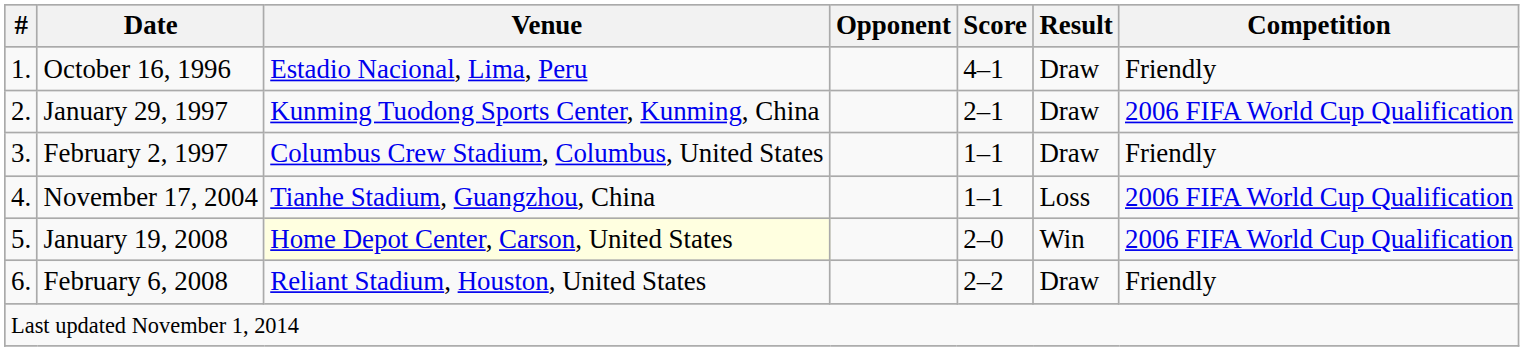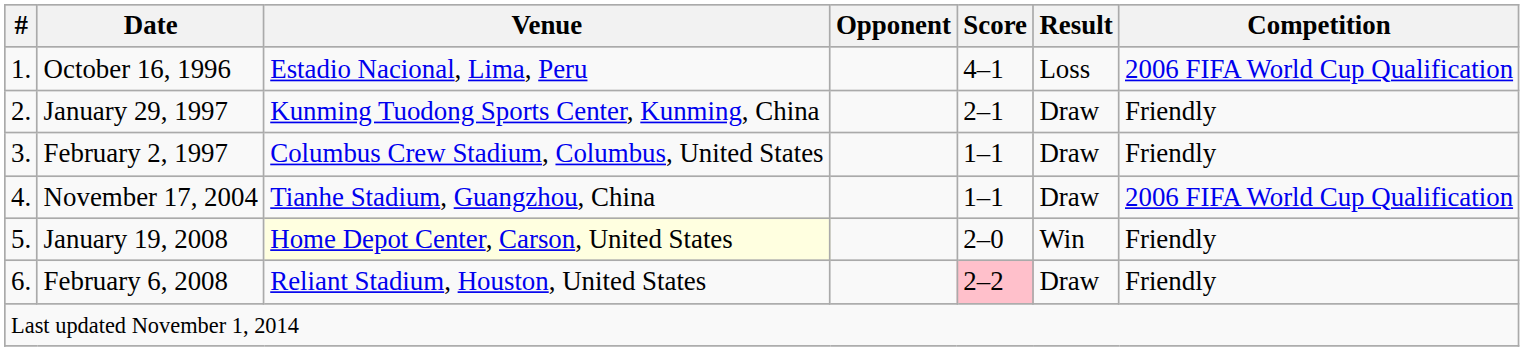(1069, 68) Draw -> (1065, 68) Loss
(1171, 68) Friendly -> (1319, 68) 2006 FIFA World Cup Qualification
(1319, 111) 2006 FIFA World Cup Qualification -> (1171, 111) Friendly
(1065, 196) Loss -> (1069, 196) Draw
(1319, 238) 2006 FIFA World Cup Qualification -> (1171, 238) Friendly
(983, 281) no background -> (983, 281) pink background
